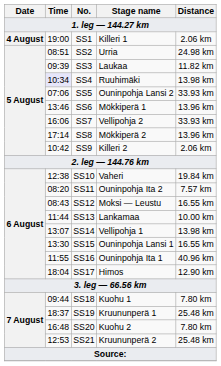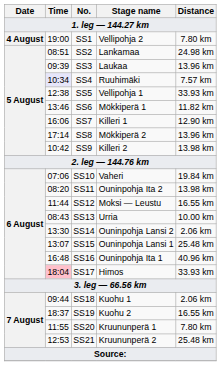(113, 38) Killeri 1 -> (121, 38) Vellipohja 2
(196, 38) 2.06 km -> (196, 38) 7.80 km
(108, 52) Urria -> (119, 52) Lankamaa
(196, 66) 11.82 km -> (196, 66) 13.96 km
(196, 79) 13.98 km -> (196, 79) 7.57 km
(58, 93) 07:06 -> (58, 93) 12:38
(136, 93) Ouninpohja Lansi 2 -> (121, 93) Vellipohja 1
(196, 107) 13.96 km -> (196, 107) 11.82 km
(121, 121) Vellipohja 2 -> (113, 121) Killeri 1
(196, 121) 33.93 km -> (196, 121) 12.90 km
(196, 148) 2.06 km -> (196, 148) 13.98 km
(58, 175) 12:38 -> (58, 175) 07:06
(196, 189) 7.57 km -> (196, 189) 13.98 km
(58, 203) 08:43 -> (58, 203) 11:44
(58, 217) 11:44 -> (58, 217) 08:43
(119, 217) Lankamaa -> (108, 217) Urria
(58, 230) 13:07 -> (58, 230) 13:30
(121, 230) Vellipohja 1 -> (136, 230) Ouninpohja Lansi 2
(196, 230) 13.98 km -> (196, 230) 2.06 km
(58, 244) 13:30 -> (58, 244) 13:07
(196, 244) 16.55 km -> (196, 244) 25.48 km
(58, 258) 11:55 -> (58, 258) 16:48
(58, 271) no background -> (58, 271) pink background
(196, 271) 12.90 km -> (196, 271) 33.93 km
(196, 299) 7.80 km -> (196, 299) 2.06 km
(127, 313) Kruununperä 1 -> (115, 313) Kuohu 2
(196, 313) 25.48 km -> (196, 313) 16.55 km
(58, 326) 16:48 -> (58, 326) 11:55
(115, 326) Kuohu 2 -> (127, 326) Kruununperä 1
